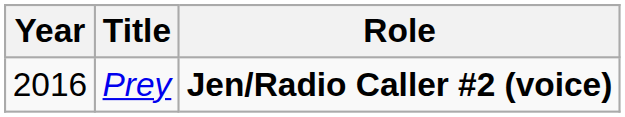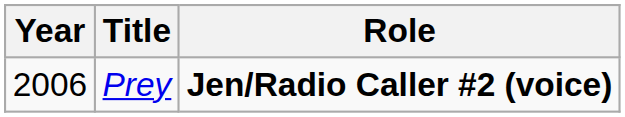(50, 84) 2016 -> (50, 84) 2006
